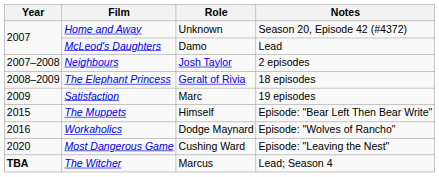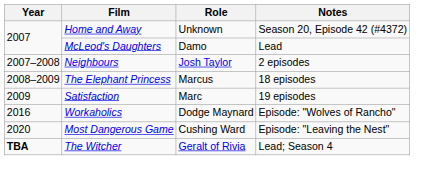(212, 79) Geralt of Rivia -> (196, 79) Marcus
- row: (95, 113)
(196, 163) Marcus -> (212, 146) Geralt of Rivia
